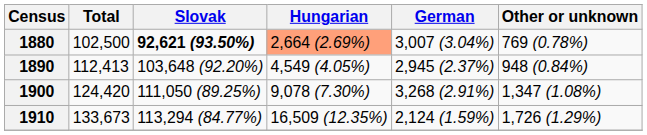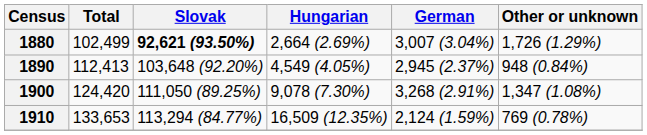(101, 42) 102,500 -> (101, 42) 102,499
(320, 42) lightsalmon background -> (320, 42) no background
(545, 42) 769 (0.78%) -> (551, 42) 1,726 (1.29%)
(101, 117) 133,673 -> (101, 117) 133,653
(551, 117) 1,726 (1.29%) -> (545, 117) 769 (0.78%)
